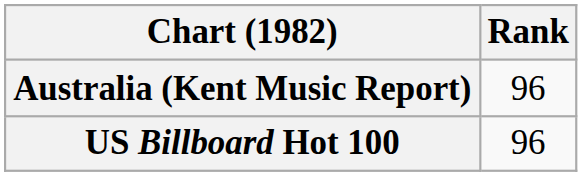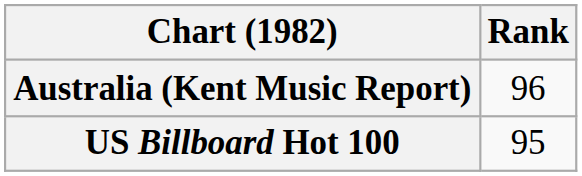(528, 142) 96 -> (528, 142) 95
